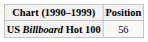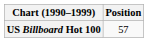(123, 29) 56 -> (123, 29) 57
